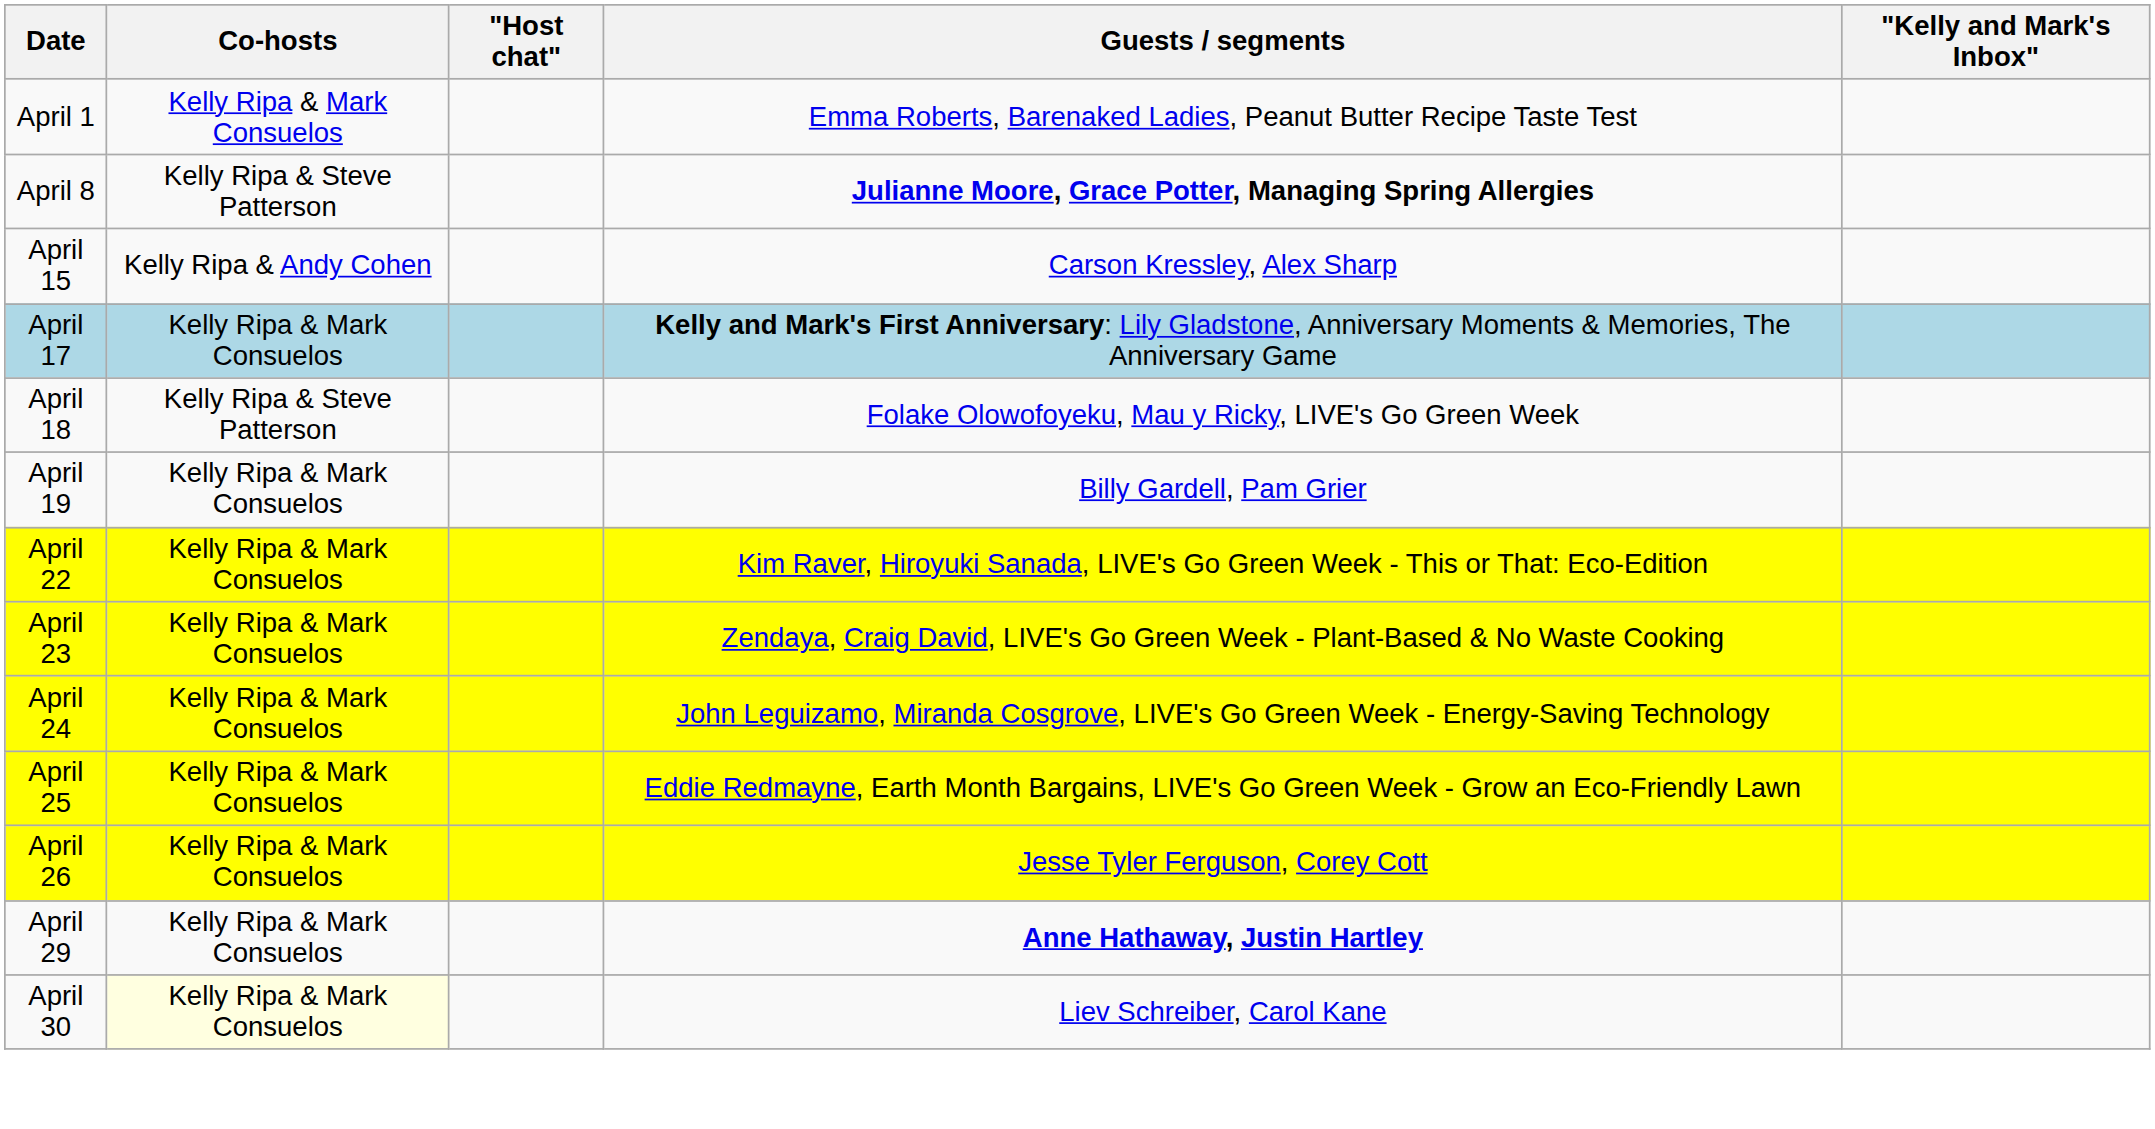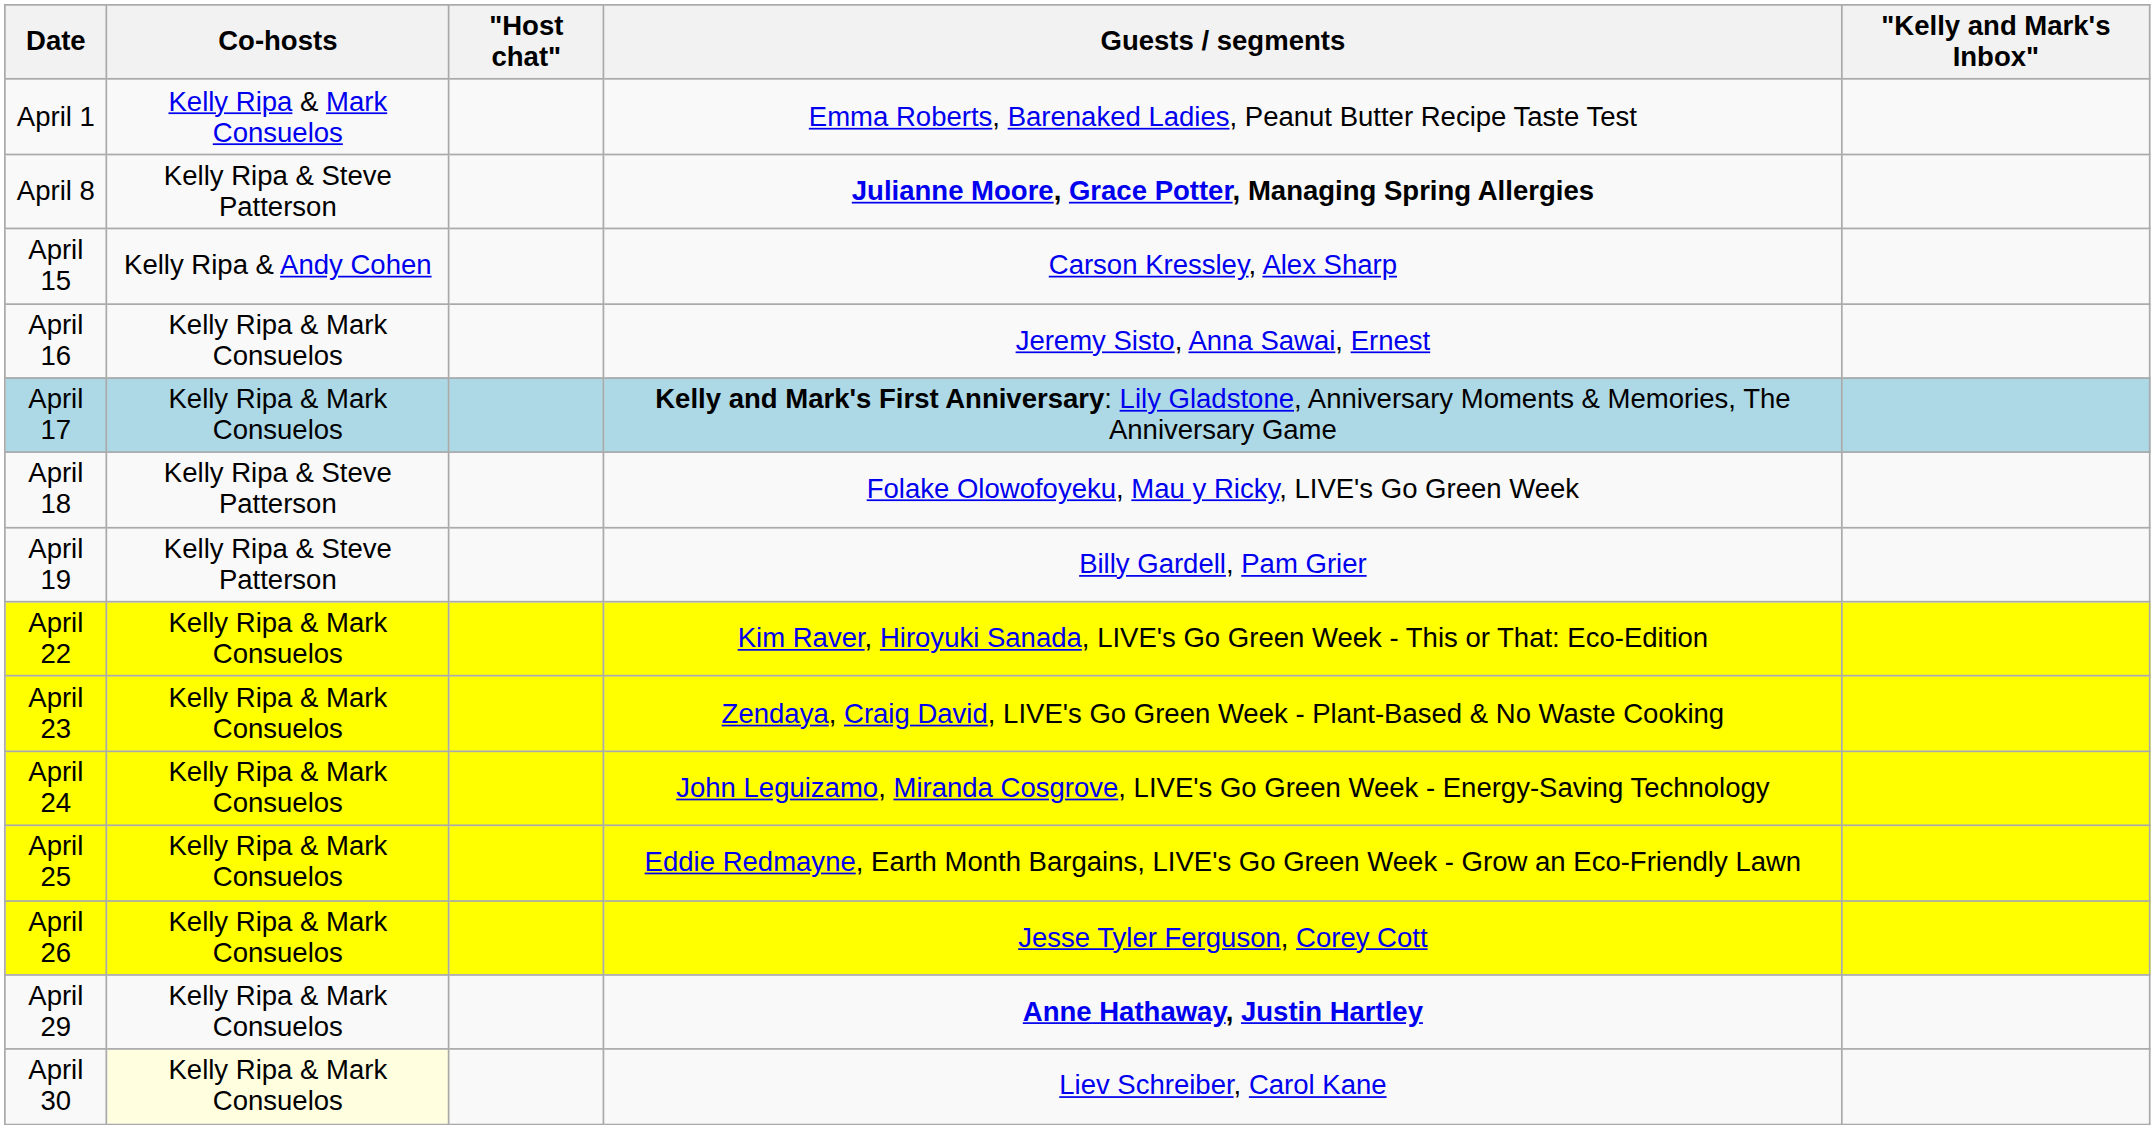+ row: (56, 340)
(278, 489) Kelly Ripa & Mark Consuelos -> (278, 564) Kelly Ripa & Steve Patterson
